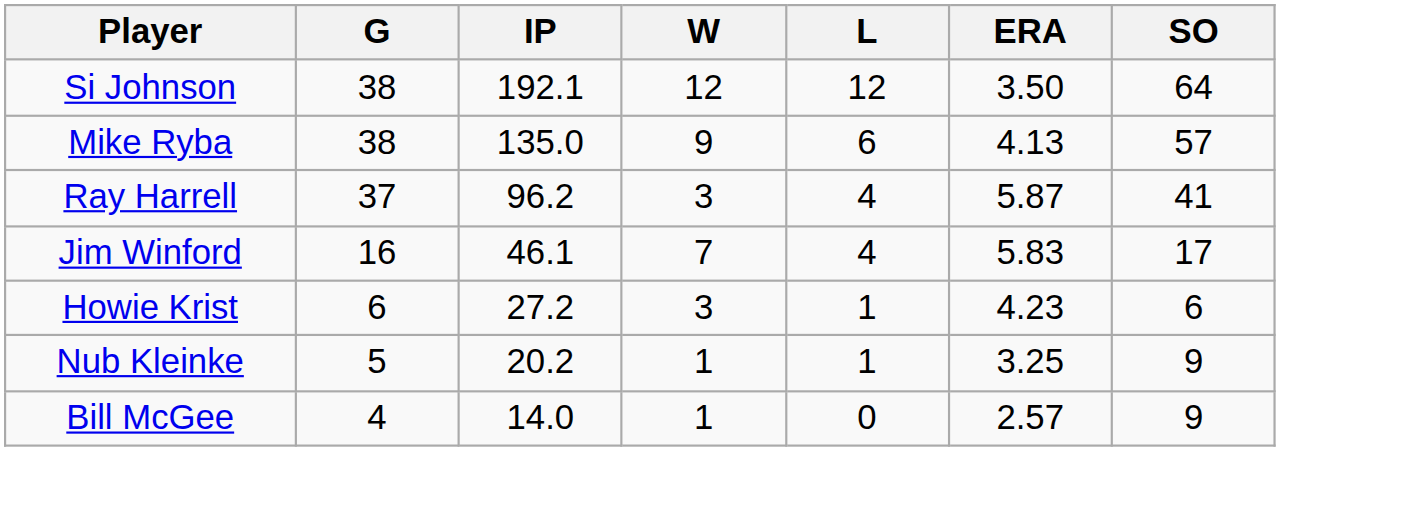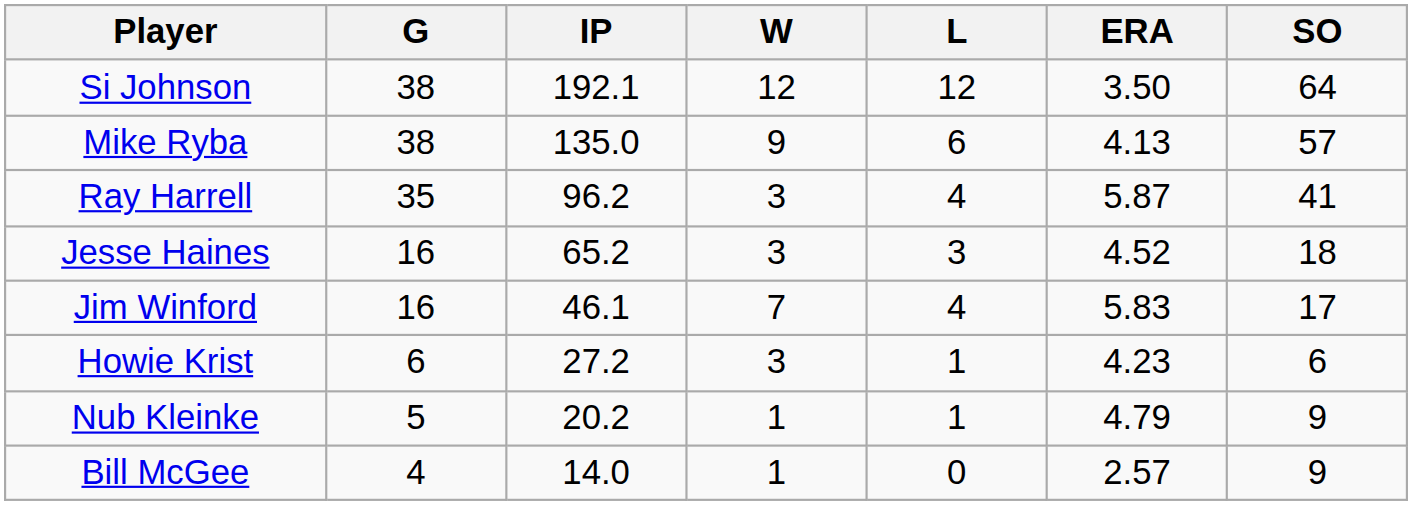(377, 197) 37 -> (416, 197) 35
+ row: (165, 252)
(1030, 362) 3.25 -> (1137, 417) 4.79
